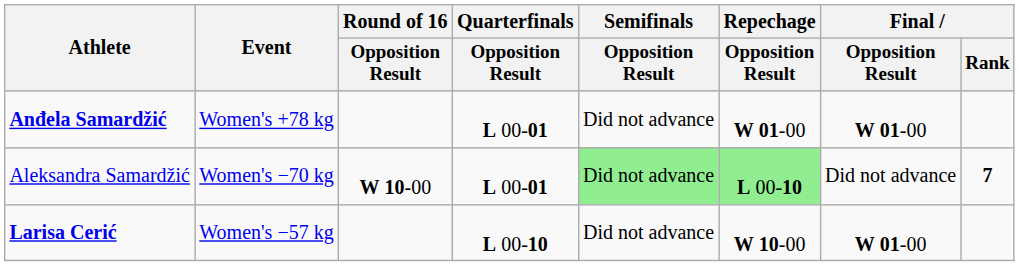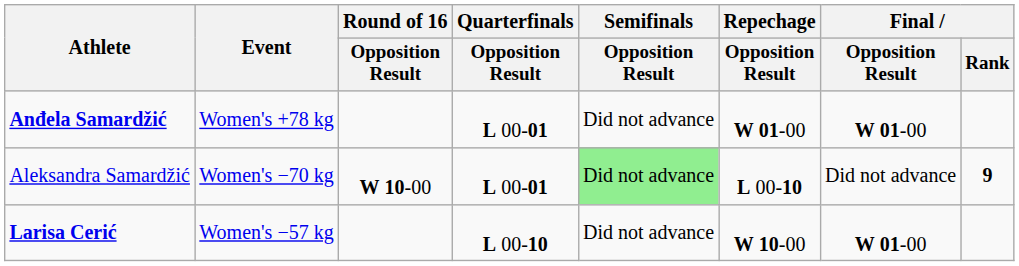(770, 188) lightgreen background -> (770, 188) no background
(988, 176) 7 -> (988, 176) 9
